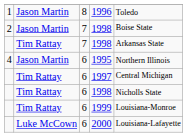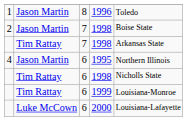- row: (9, 76)
